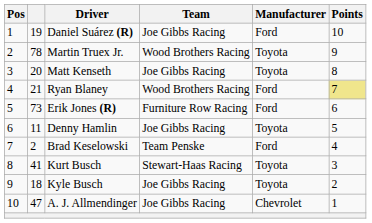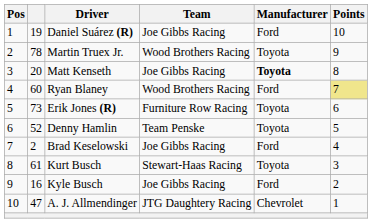(271, 70) normal -> (274, 70) bold
(36, 89) 21 -> (36, 89) 60
(266, 108) Ford -> (273, 108) Toyota
(36, 127) 11 -> (36, 127) 52
(184, 127) Joe Gibbs Racing -> (173, 127) Team Penske
(173, 146) Team Penske -> (184, 146) Joe Gibbs Racing
(36, 165) 41 -> (36, 165) 61
(36, 184) 18 -> (36, 184) 16
(271, 184) Toyota -> (268, 184) Ford
(184, 203) Joe Gibbs Racing -> (197, 203) JTG Daughtery Racing
